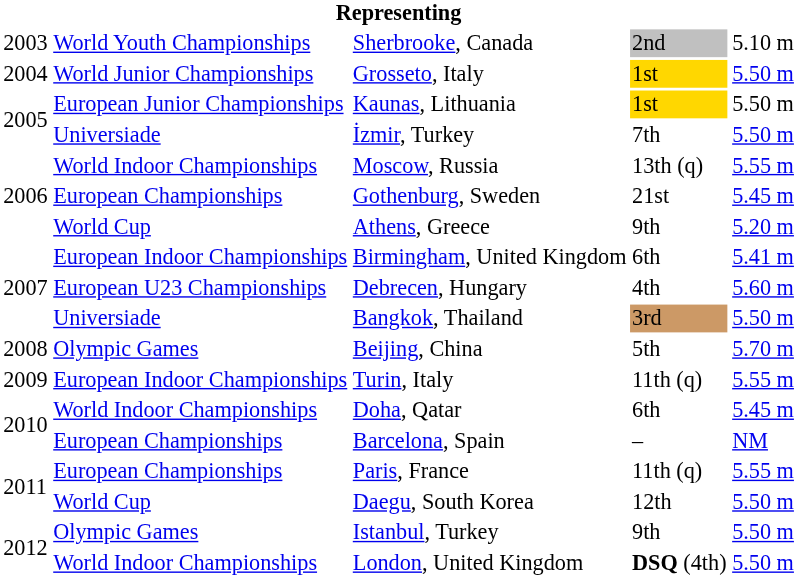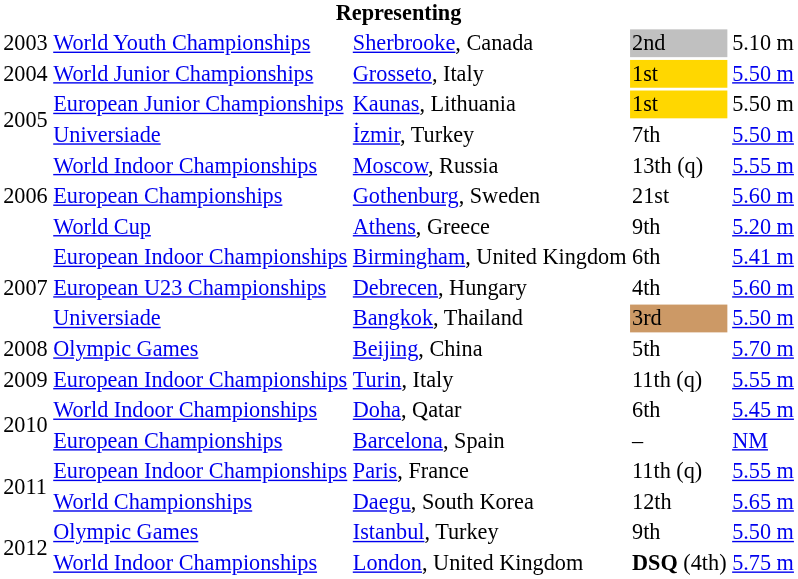(763, 195) 5.45 m -> (763, 195) 5.60 m
(168, 471) European Championships -> (200, 471) European Indoor Championships
(102, 501) World Cup -> (153, 501) World Championships
(763, 501) 5.50 m -> (763, 501) 5.65 m
(763, 562) 5.50 m -> (763, 562) 5.75 m
